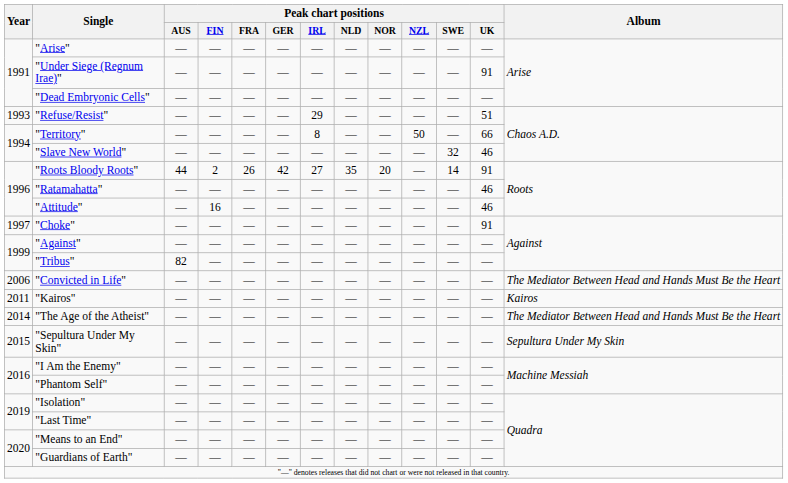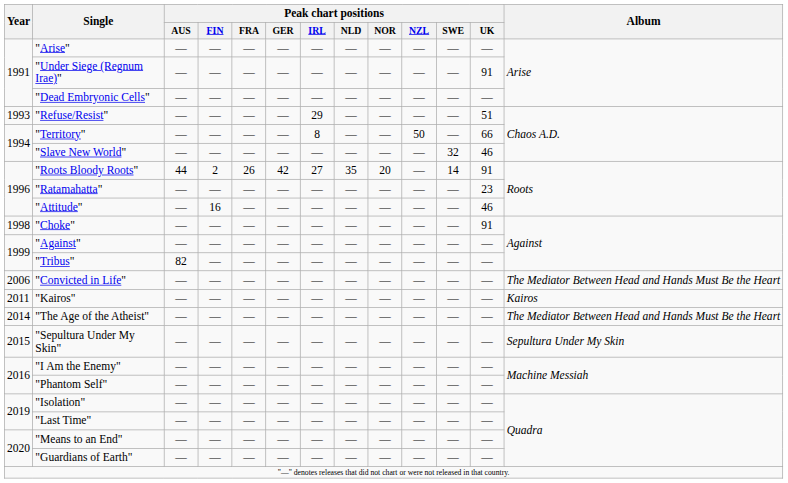(487, 188) 46 -> (487, 188) 23
(19, 225) 1997 -> (19, 225) 1998
